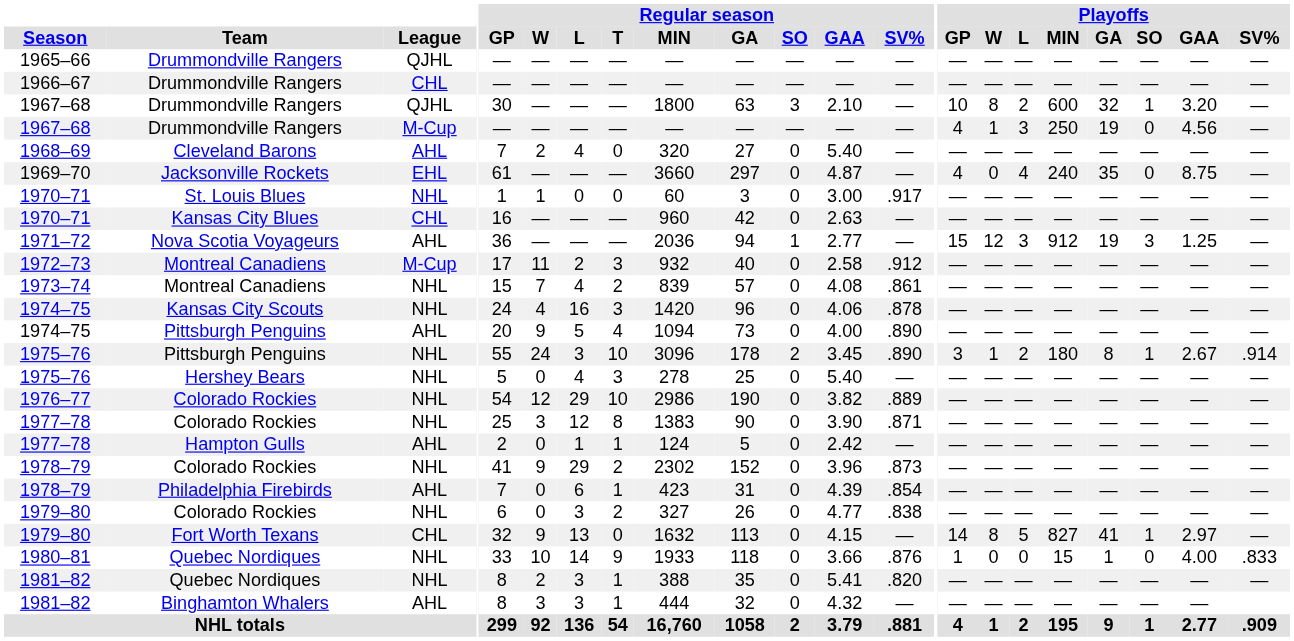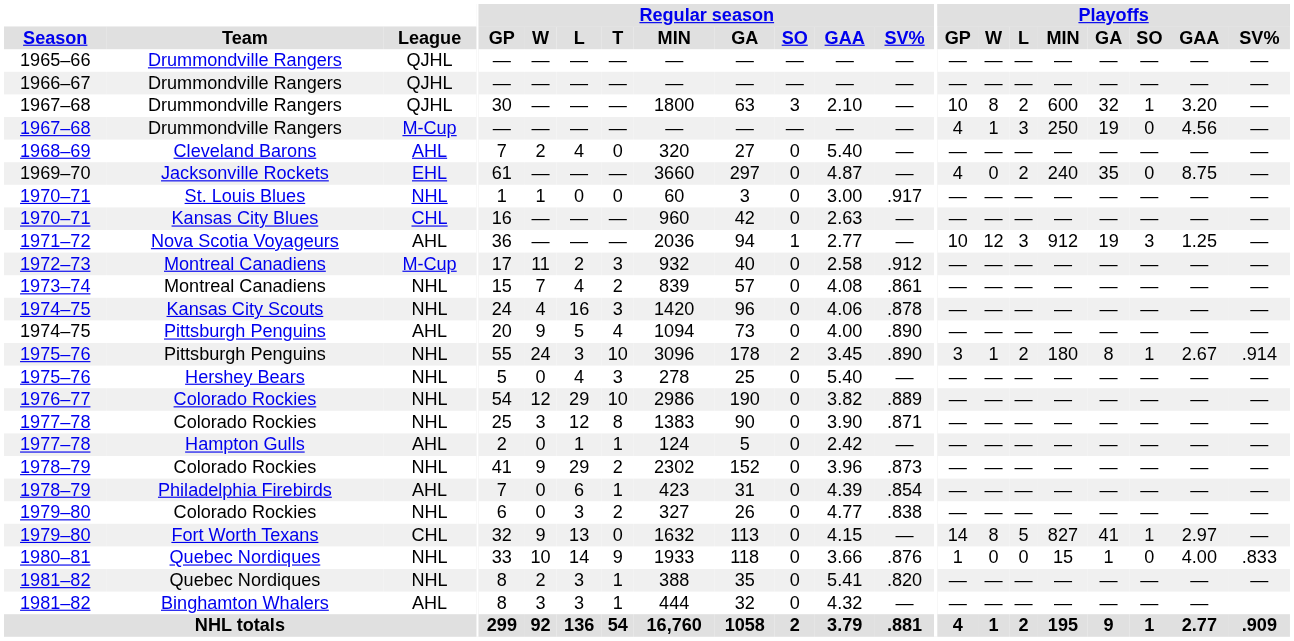(430, 83) CHL -> (430, 83) QJHL
(1024, 173) 4 -> (1024, 173) 2
(958, 241) 15 -> (958, 241) 10
